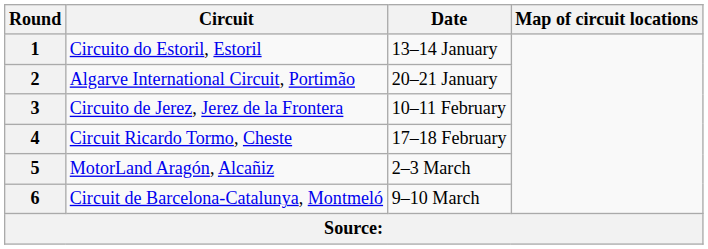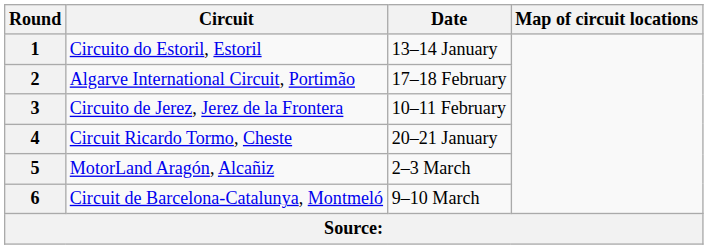(445, 78) 20–21 January -> (449, 78) 17–18 February
(449, 138) 17–18 February -> (445, 138) 20–21 January
